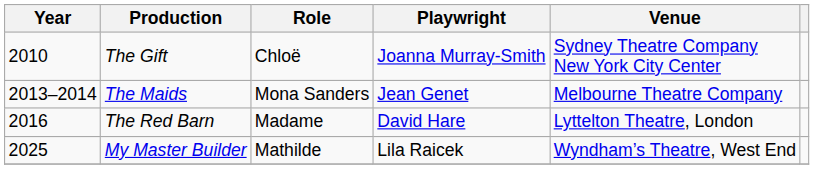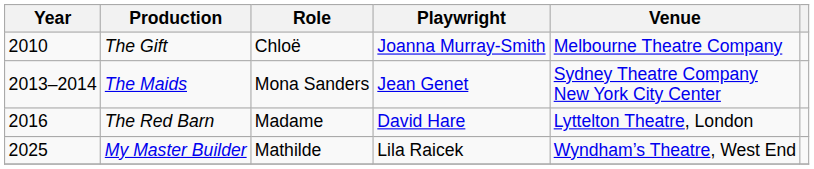(656, 56) Sydney Theatre Company New York City Center -> (668, 46) Melbourne Theatre Company
(668, 94) Melbourne Theatre Company -> (656, 84) Sydney Theatre Company New York City Center
